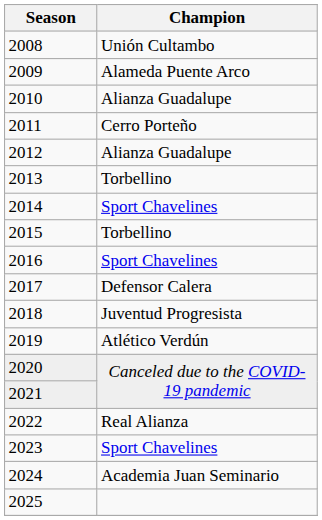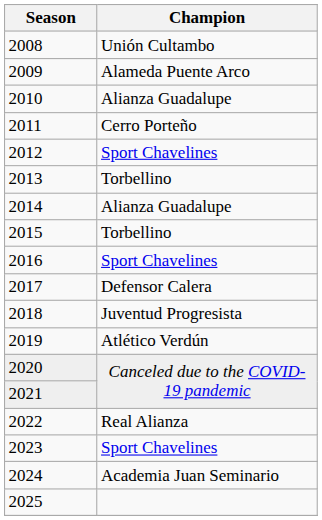(166, 152) Alianza Guadalupe -> (159, 152) Sport Chavelines
(159, 206) Sport Chavelines -> (166, 206) Alianza Guadalupe
